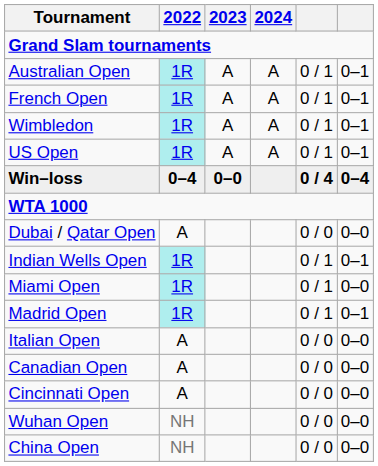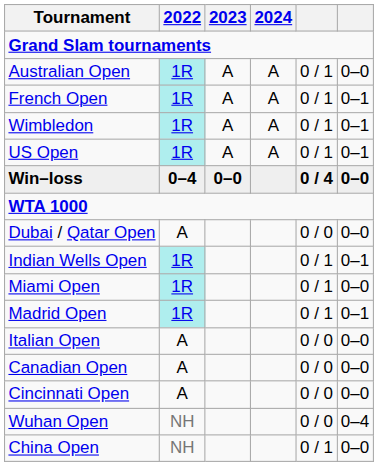(355, 71) 0–1 -> (355, 71) 0–0
(355, 179) 0–4 -> (355, 179) 0–0
(355, 421) 0–0 -> (355, 421) 0–4
(316, 448) 0 / 0 -> (316, 448) 0 / 1
